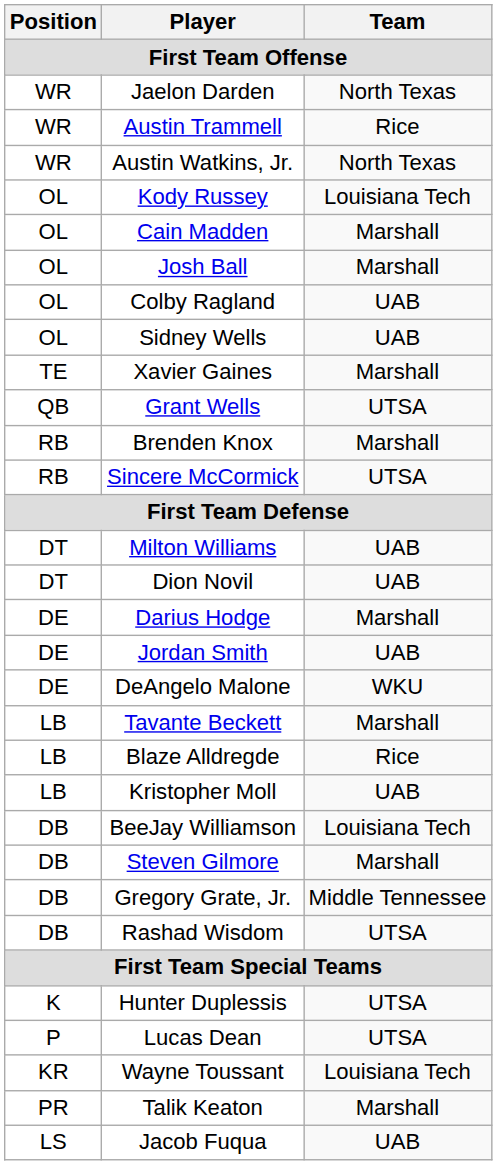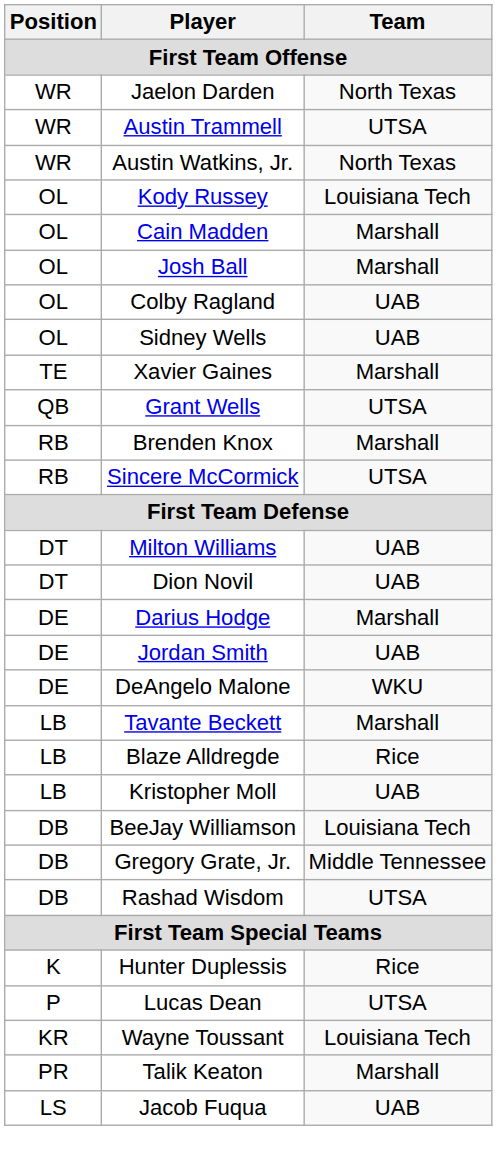(397, 127) Rice -> (397, 127) UTSA
- row: (203, 862)
(397, 1002) UTSA -> (397, 967) Rice
